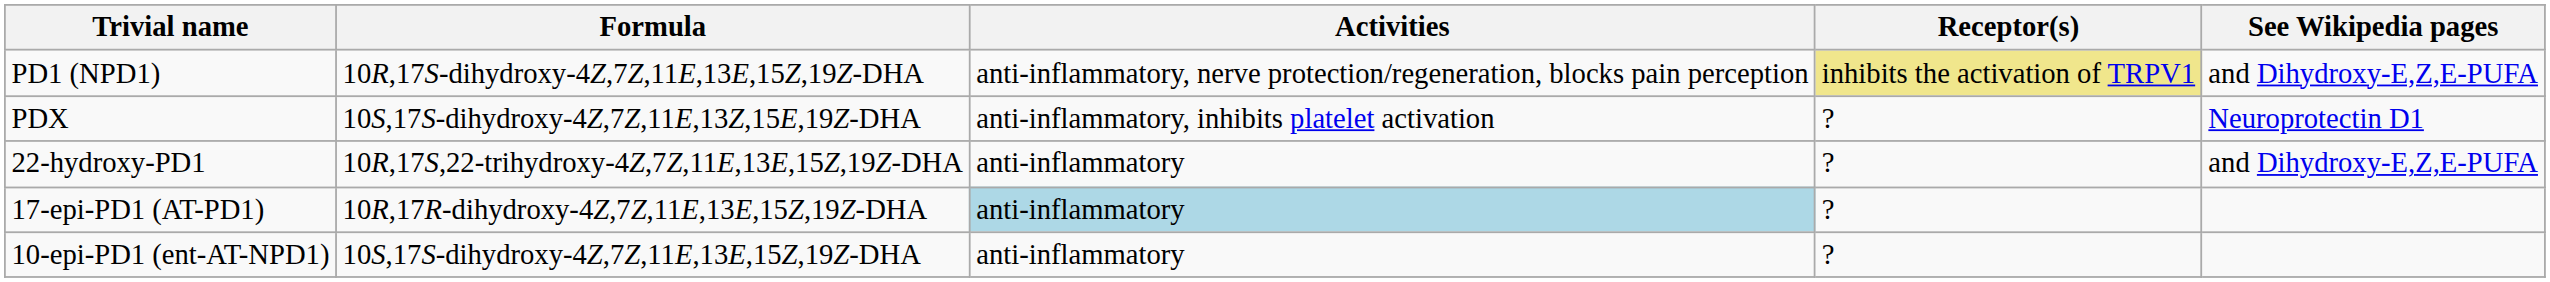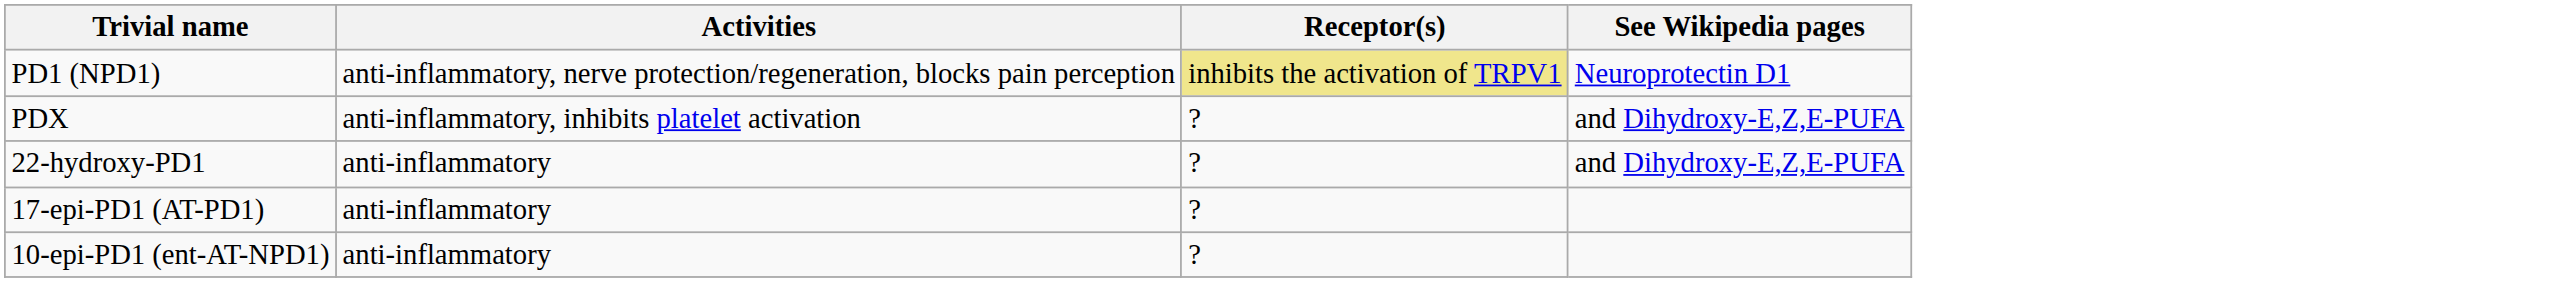- column: (653, 27)
(2373, 72) and Dihydroxy-E,Z,E-PUFA -> (1683, 72) Neuroprotectin D1
(2316, 118) Neuroprotectin D1 -> (1740, 118) and Dihydroxy-E,Z,E-PUFA
(1080, 208) lightblue background -> (447, 208) no background
